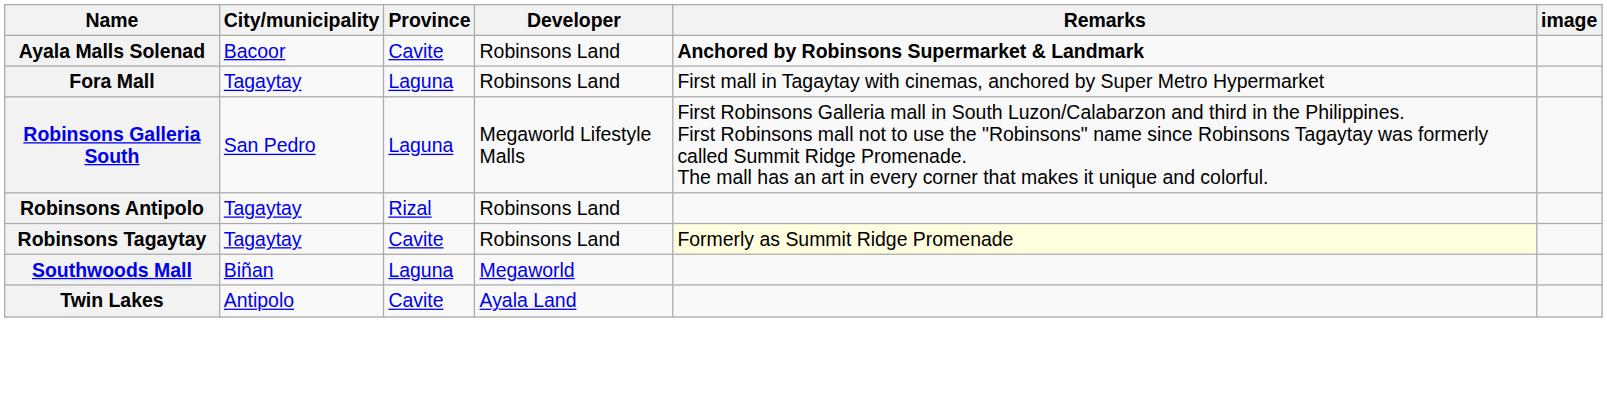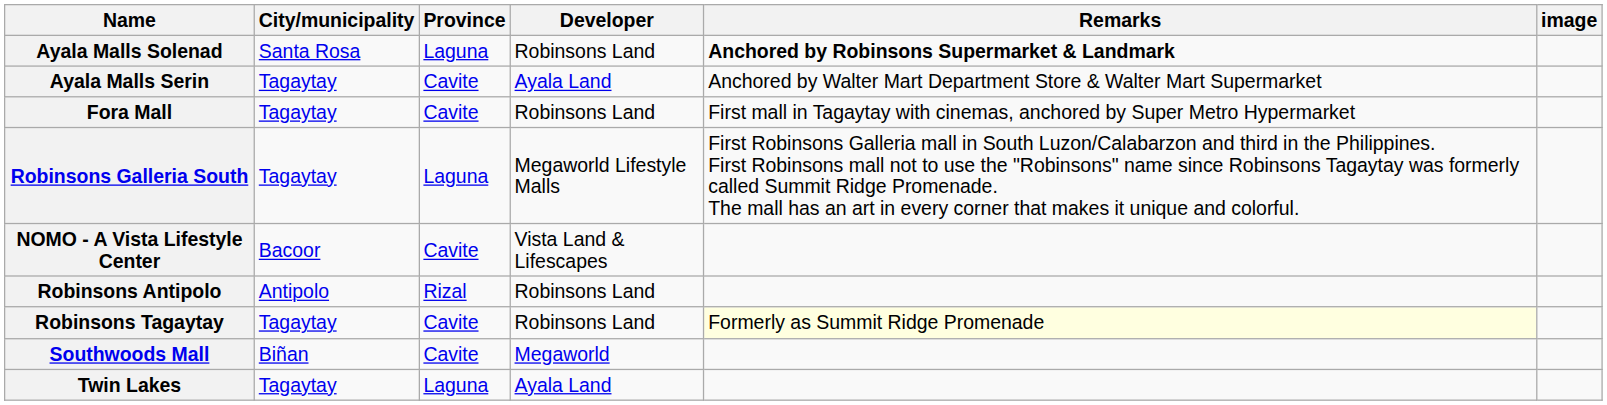(255, 51) Bacoor -> (310, 51) Santa Rosa
(416, 51) Cavite -> (456, 51) Laguna
+ row: (129, 82)
(421, 82) Laguna -> (451, 113) Cavite
(270, 145) San Pedro -> (298, 176) Tagaytay
+ row: (129, 250)
(263, 209) Tagaytay -> (294, 292) Antipolo
(421, 270) Laguna -> (451, 354) Cavite
(259, 301) Antipolo -> (298, 384) Tagaytay
(416, 301) Cavite -> (456, 384) Laguna
